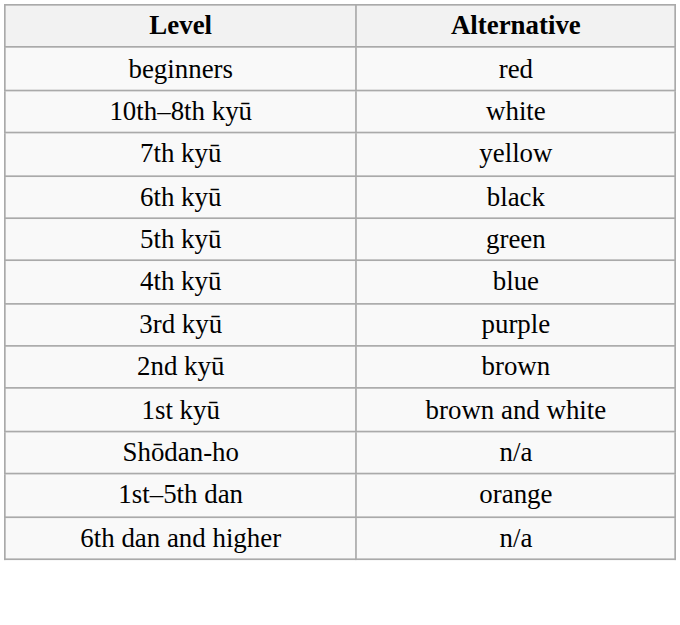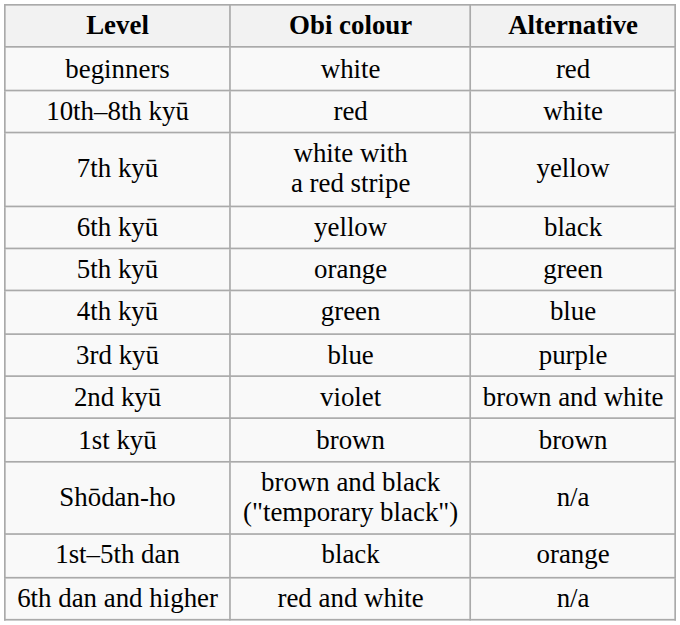+ column: (351, 25)
(516, 366) brown -> (573, 397) brown and white
(516, 409) brown and white -> (573, 439) brown
